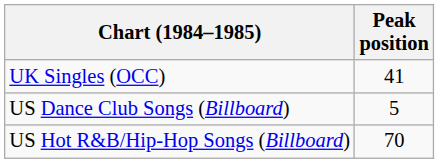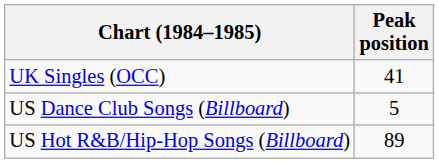(394, 141) 70 -> (394, 141) 89
